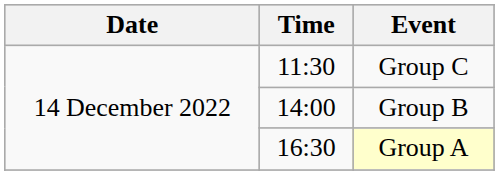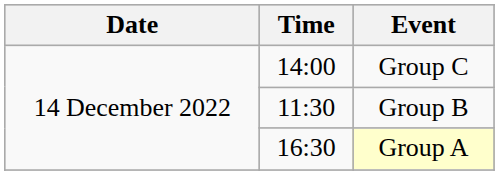(306, 66) 11:30 -> (306, 66) 14:00
(306, 107) 14:00 -> (306, 107) 11:30
